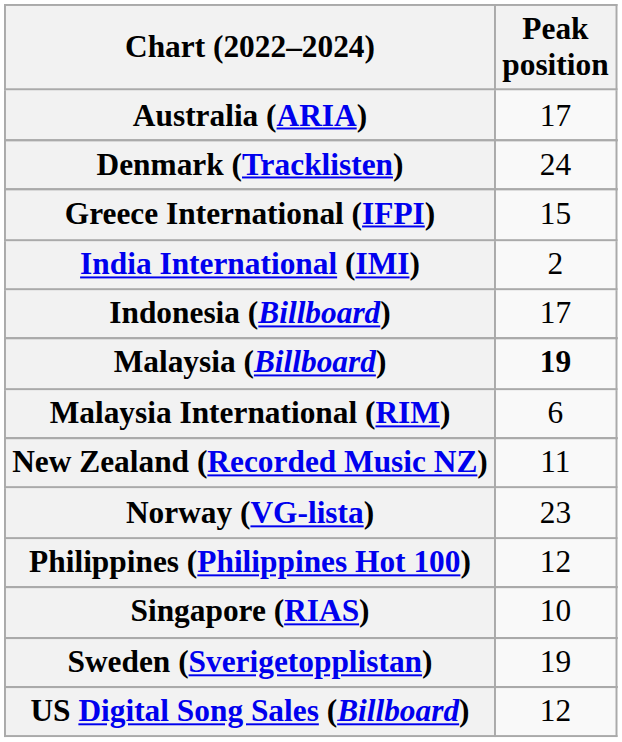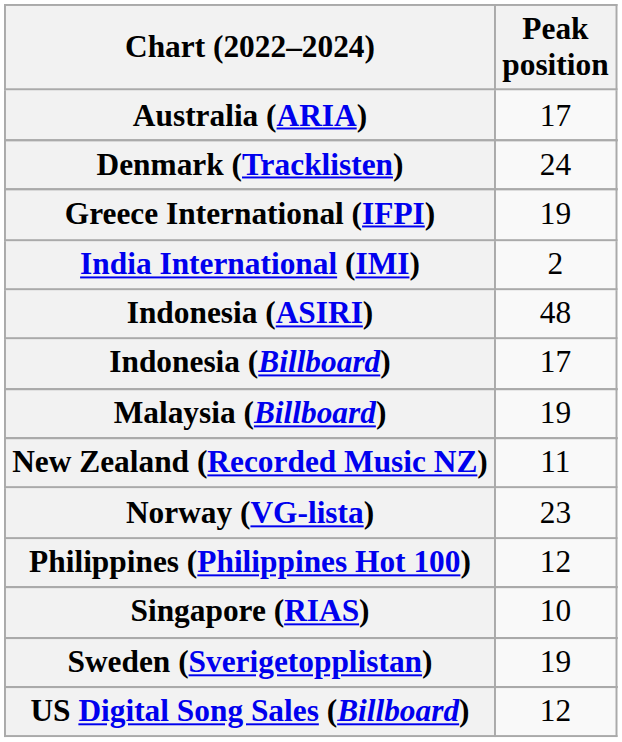(555, 213) 15 -> (555, 213) 19
+ row: (250, 313)
(555, 363) bold -> (555, 412) normal
- row: (250, 412)
